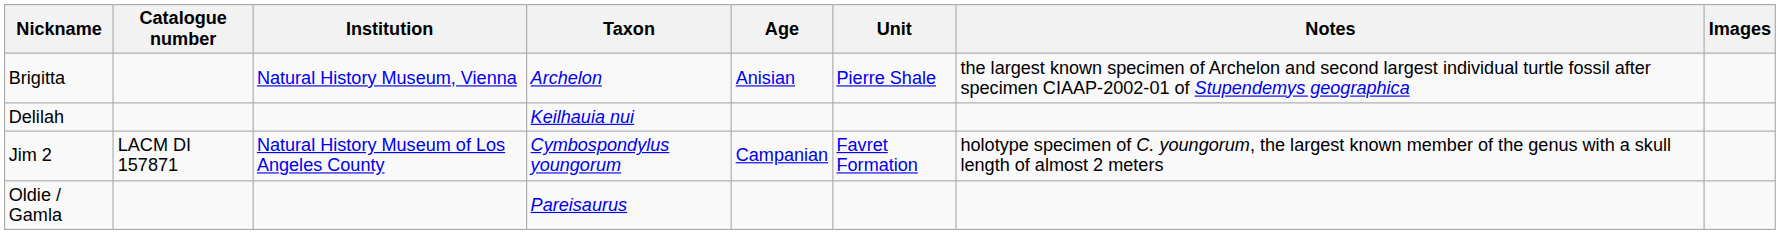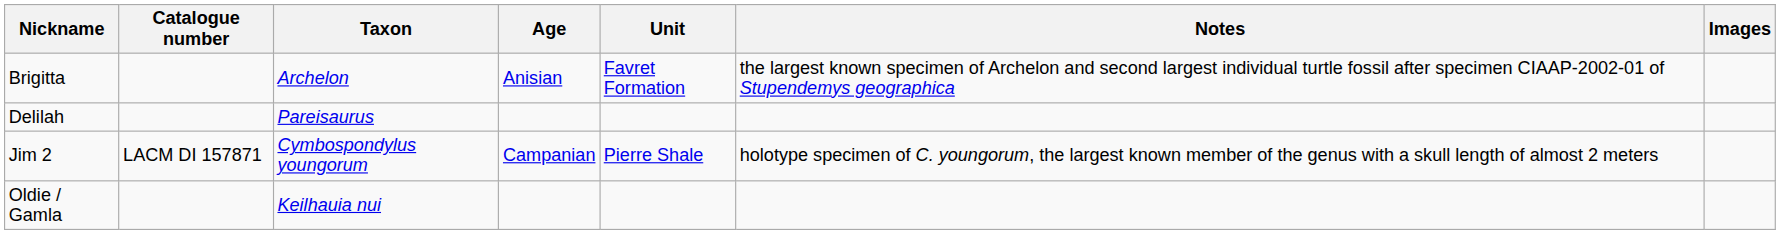- column: (390, 29)
(886, 78) Pierre Shale -> (644, 78) Favret Formation
(582, 116) Keilhauia nui -> (326, 116) Pareisaurus
(877, 155) Favret Formation -> (654, 155) Pierre Shale
(579, 204) Pareisaurus -> (329, 204) Keilhauia nui
